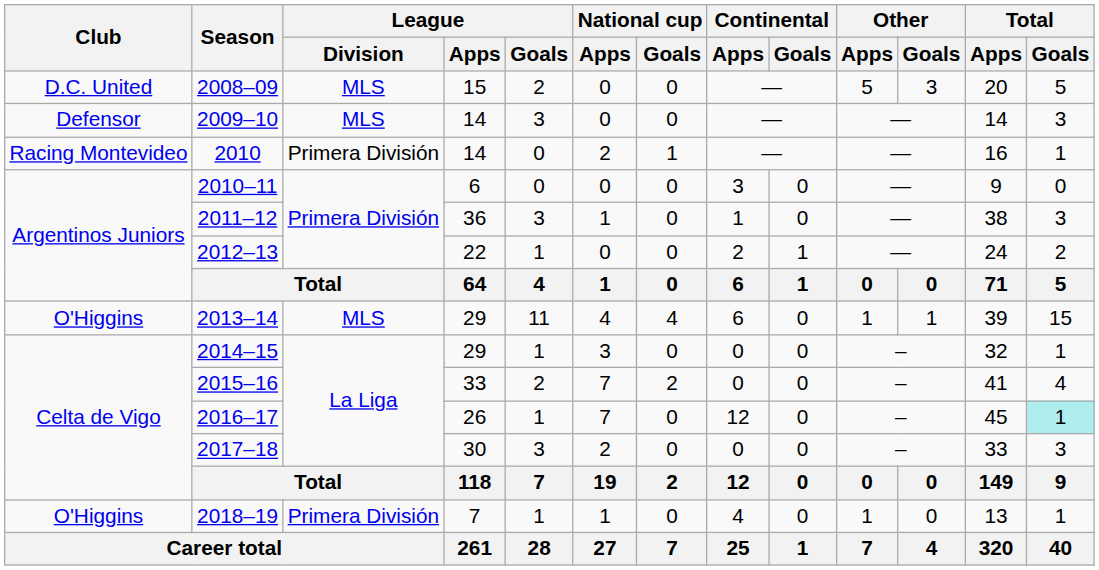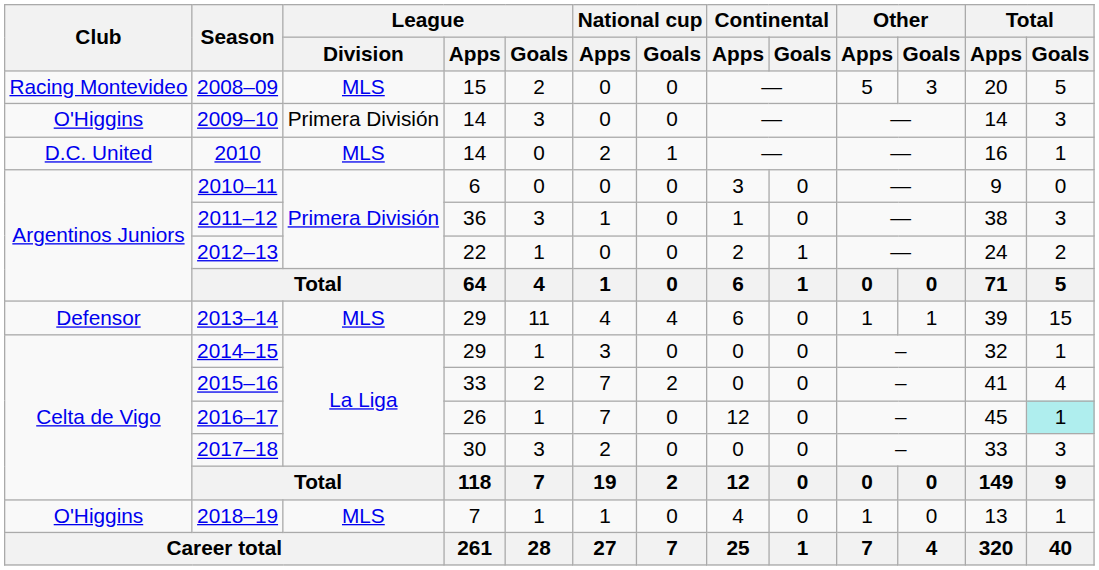(98, 86) D.C. United -> (98, 86) Racing Montevideo
(98, 119) Defensor -> (98, 119) O'Higgins
(363, 119) MLS -> (363, 119) Primera División
(98, 152) Racing Montevideo -> (98, 152) D.C. United
(363, 152) Primera División -> (363, 152) MLS
(98, 317) O'Higgins -> (98, 317) Defensor
(363, 515) Primera División -> (363, 515) MLS
